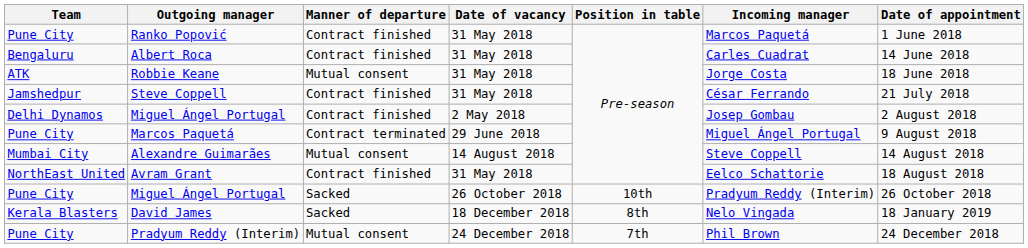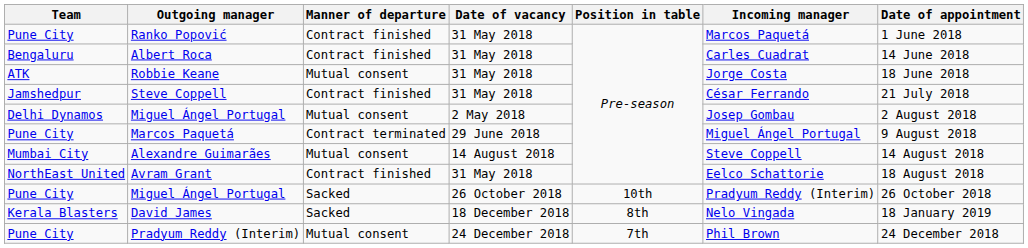(368, 114) Contract finished -> (357, 114) Mutual consent
